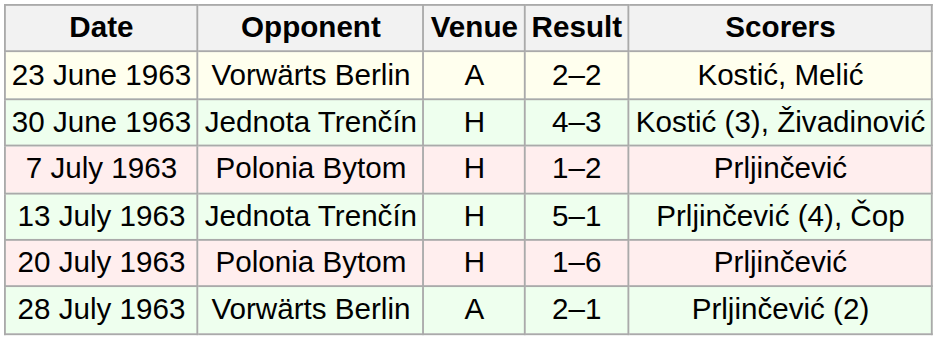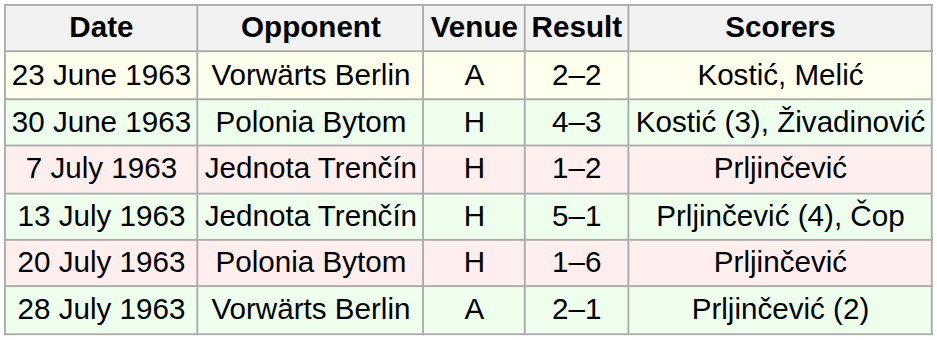(311, 121) Jednota Trenčín -> (311, 121) Polonia Bytom
(311, 168) Polonia Bytom -> (311, 168) Jednota Trenčín
